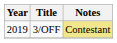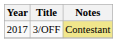(17, 29) 2019 -> (17, 29) 2017
